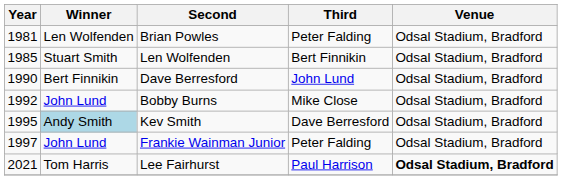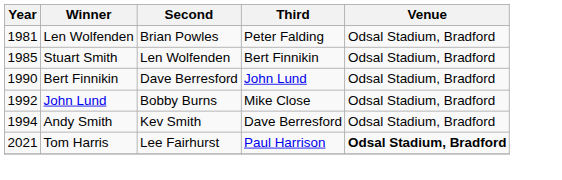(22, 121) 1995 -> (22, 121) 1994
(78, 121) lightblue background -> (78, 121) no background
- row: (213, 143)
